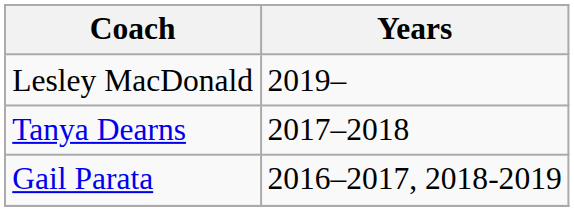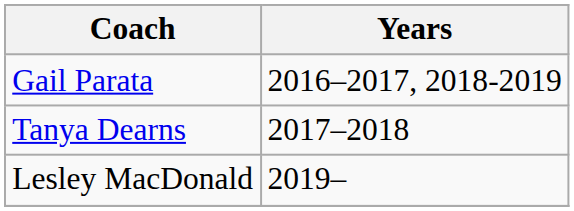rows swapped: (83, 179) <-> (133, 79)
